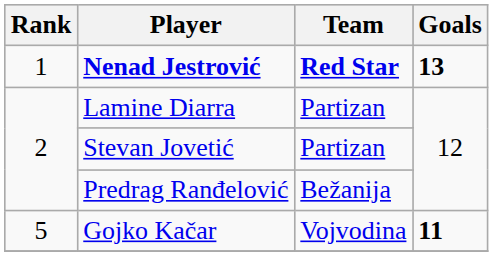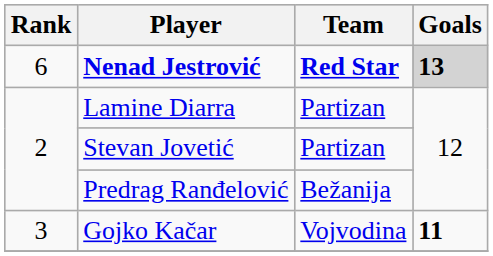(41, 66) 1 -> (41, 66) 6
(450, 66) no background -> (450, 66) lightgrey background
(41, 230) 5 -> (41, 230) 3
